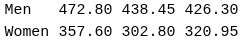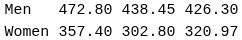(85, 32) 357.60 -> (85, 32) 357.40
(212, 32) 320.95 -> (212, 32) 320.97
